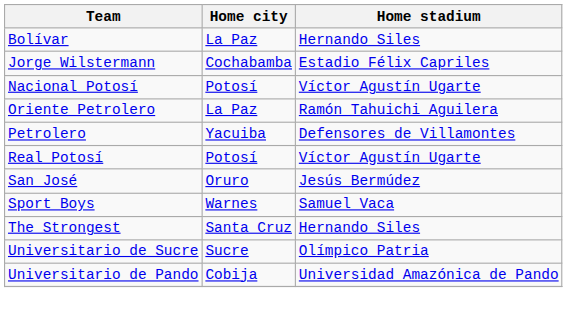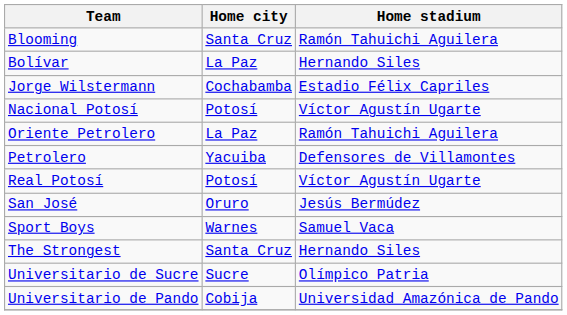+ row: (43, 40)
